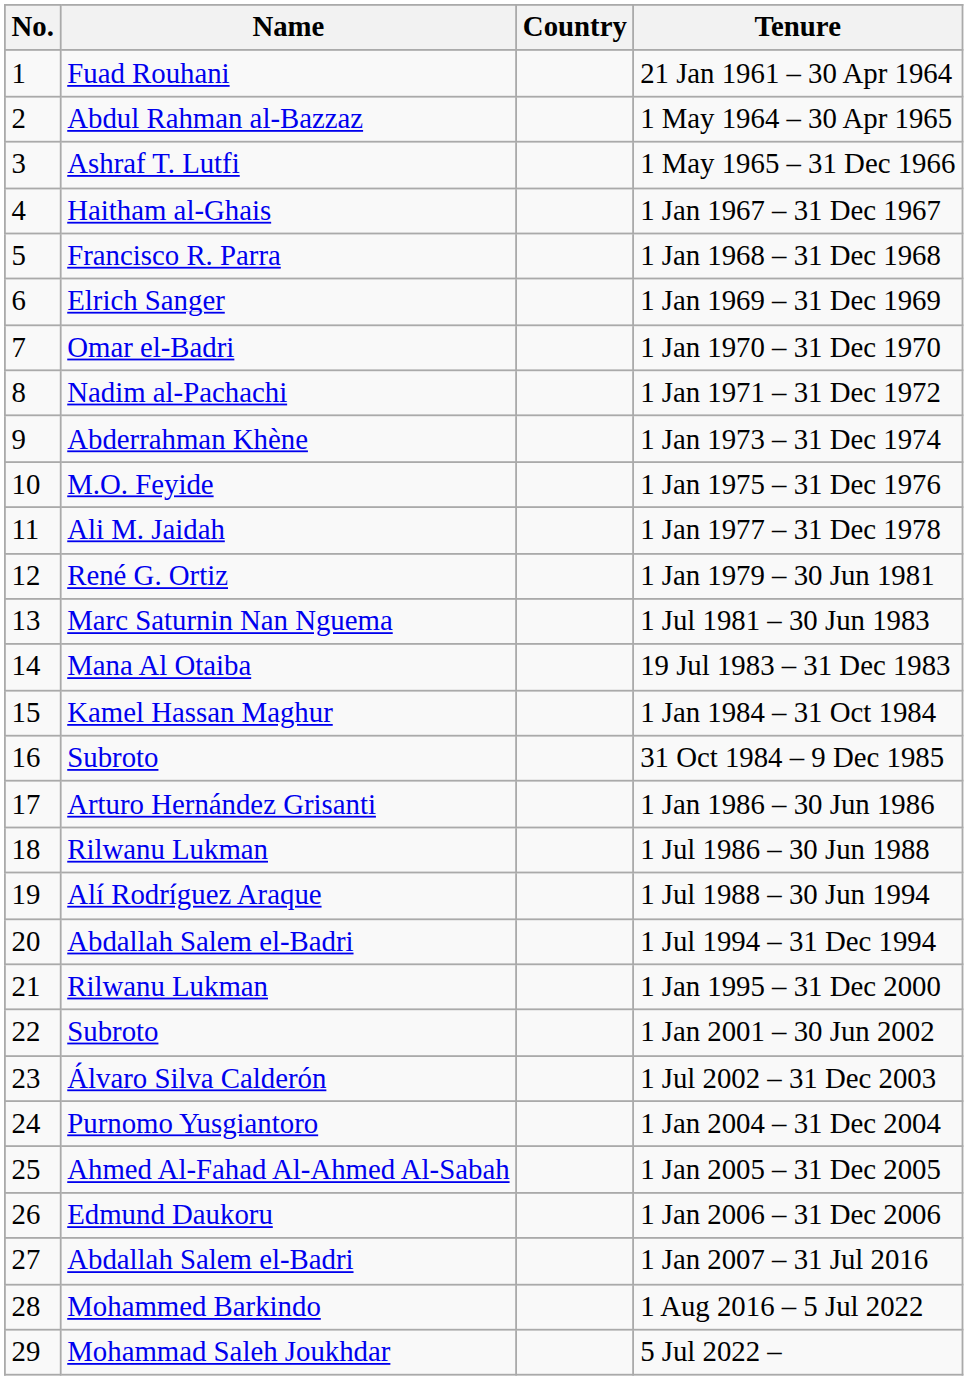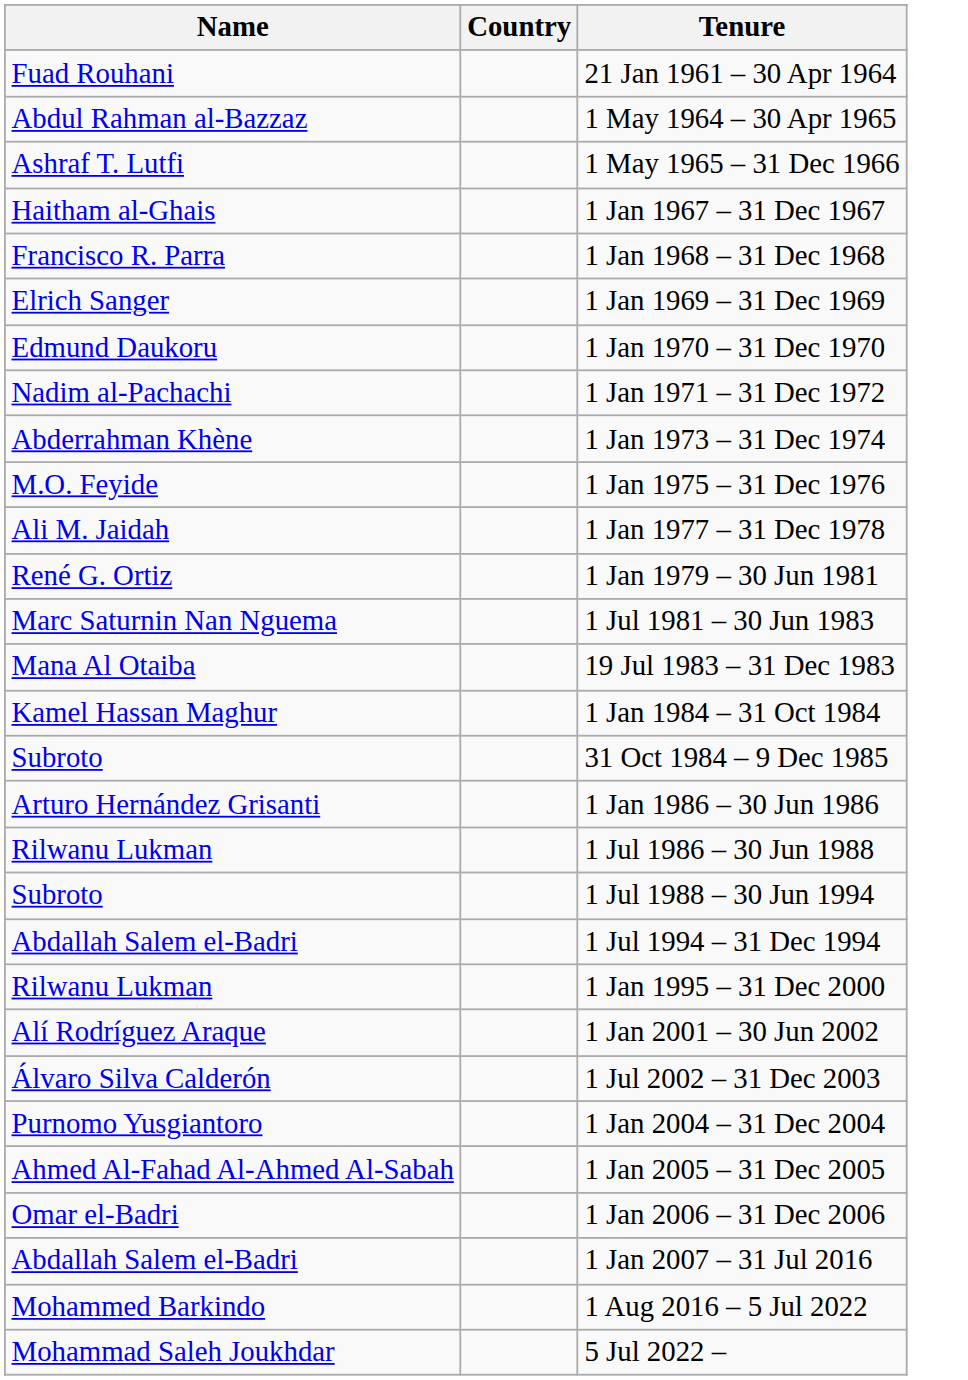- column: (33, 27)
(151, 347) Omar el-Badri -> (114, 347) Edmund Daukoru
(194, 895) Alí Rodríguez Araque -> (57, 895) Subroto
(113, 1032) Subroto -> (139, 1032) Alí Rodríguez Araque
(170, 1214) Edmund Daukoru -> (95, 1214) Omar el-Badri
